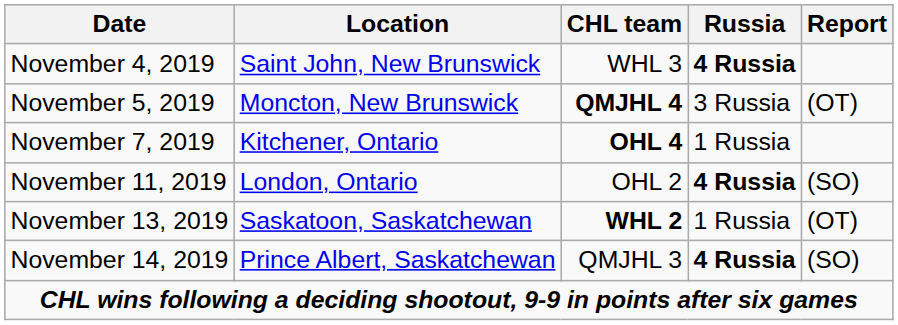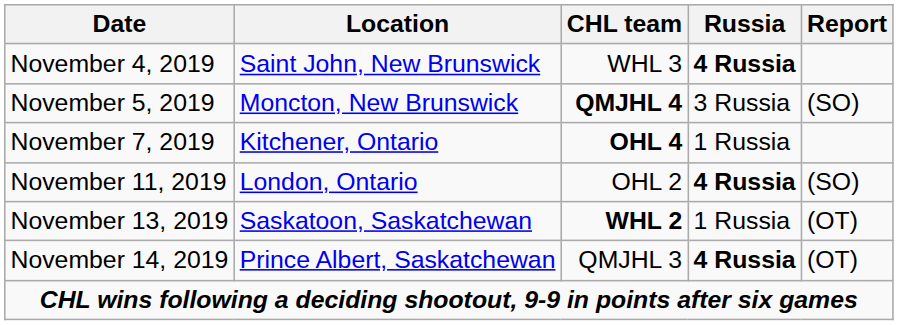(833, 102) (OT) -> (833, 102) (SO)
(833, 260) (SO) -> (833, 260) (OT)
